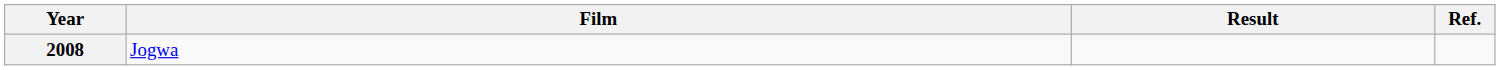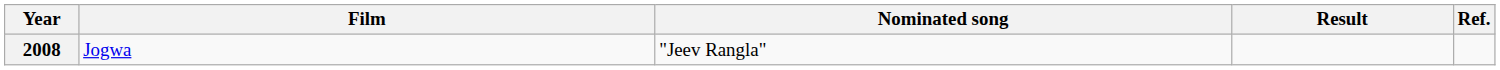+ column: (943, 19)
